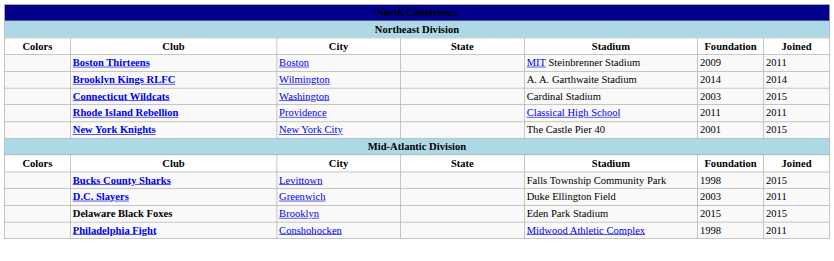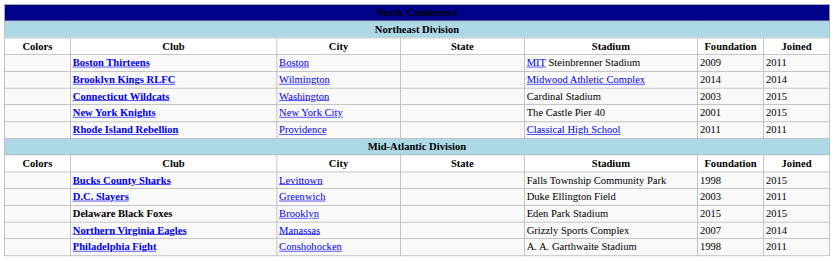(582, 79) A. A. Garthwaite Stadium -> (586, 79) Midwood Athletic Complex
rows swapped: (114, 130) <-> (126, 113)
+ row: (130, 230)
(586, 230) Midwood Athletic Complex -> (582, 247) A. A. Garthwaite Stadium
